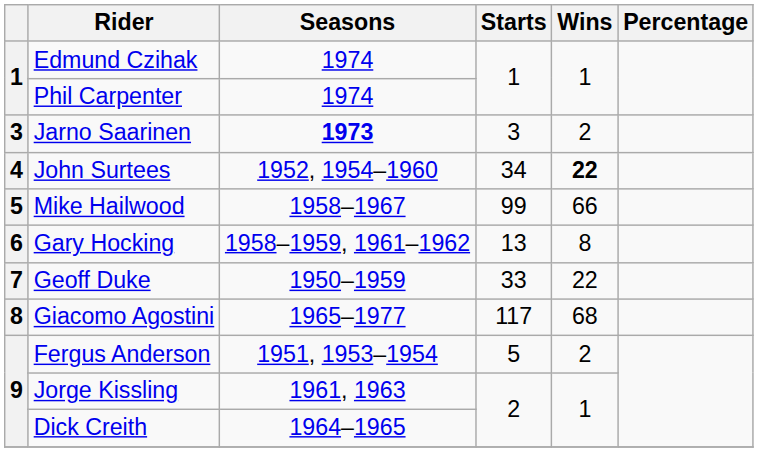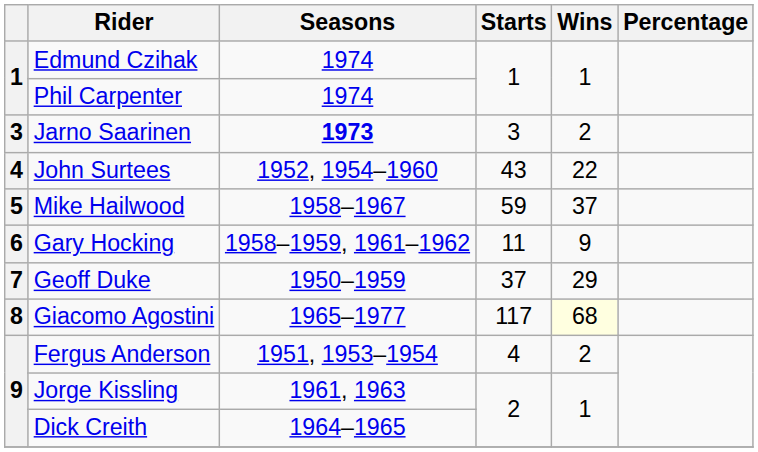(514, 170) 34 -> (514, 170) 43
(585, 170) bold -> (585, 170) normal
(514, 206) 99 -> (514, 206) 59
(585, 206) 66 -> (585, 206) 37
(514, 243) 13 -> (514, 243) 11
(585, 243) 8 -> (585, 243) 9
(514, 280) 33 -> (514, 280) 37
(585, 280) 22 -> (585, 280) 29
(585, 317) no background -> (585, 317) lightyellow background
(514, 354) 5 -> (514, 354) 4
